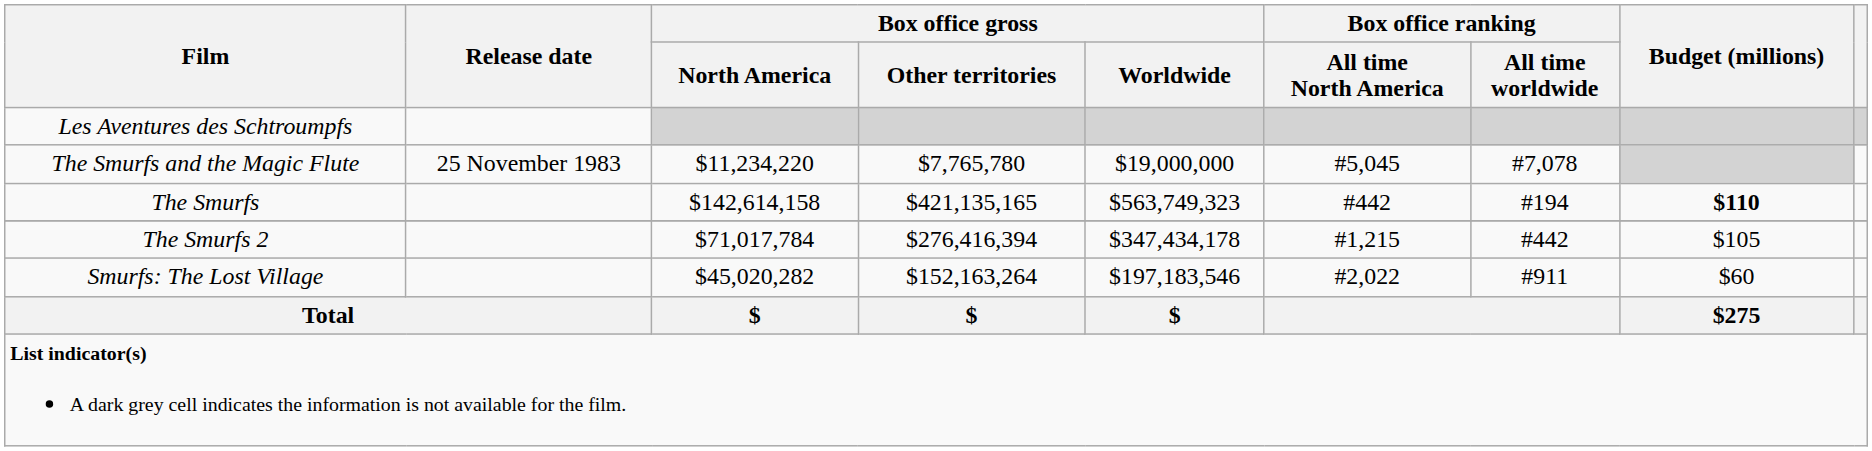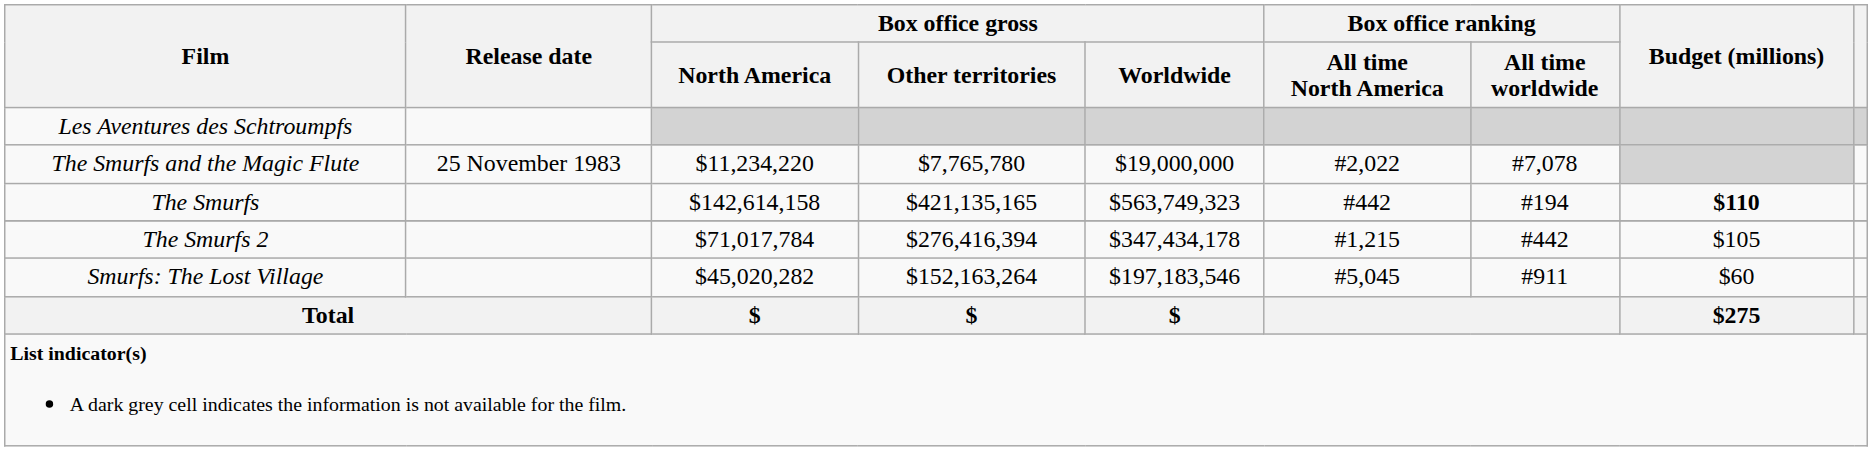(1367, 163) #5,045 -> (1367, 163) #2,022
(1367, 277) #2,022 -> (1367, 277) #5,045
